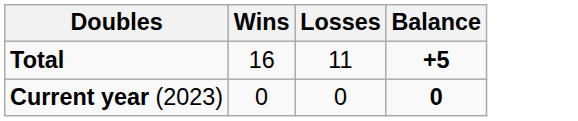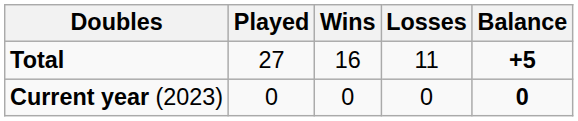+ column: (271, 23)
